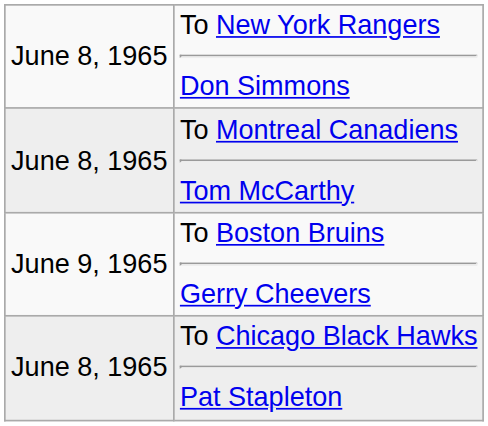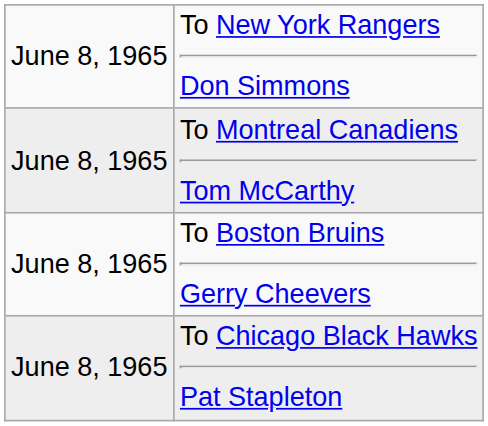(89, 263) June 9, 1965 -> (89, 263) June 8, 1965
